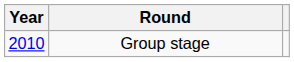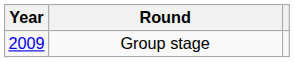(26, 44) 2010 -> (26, 44) 2009
